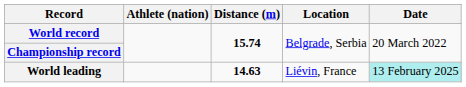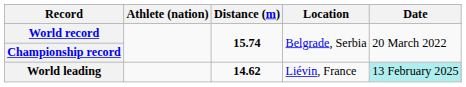(247, 71) 14.63 -> (247, 71) 14.62
